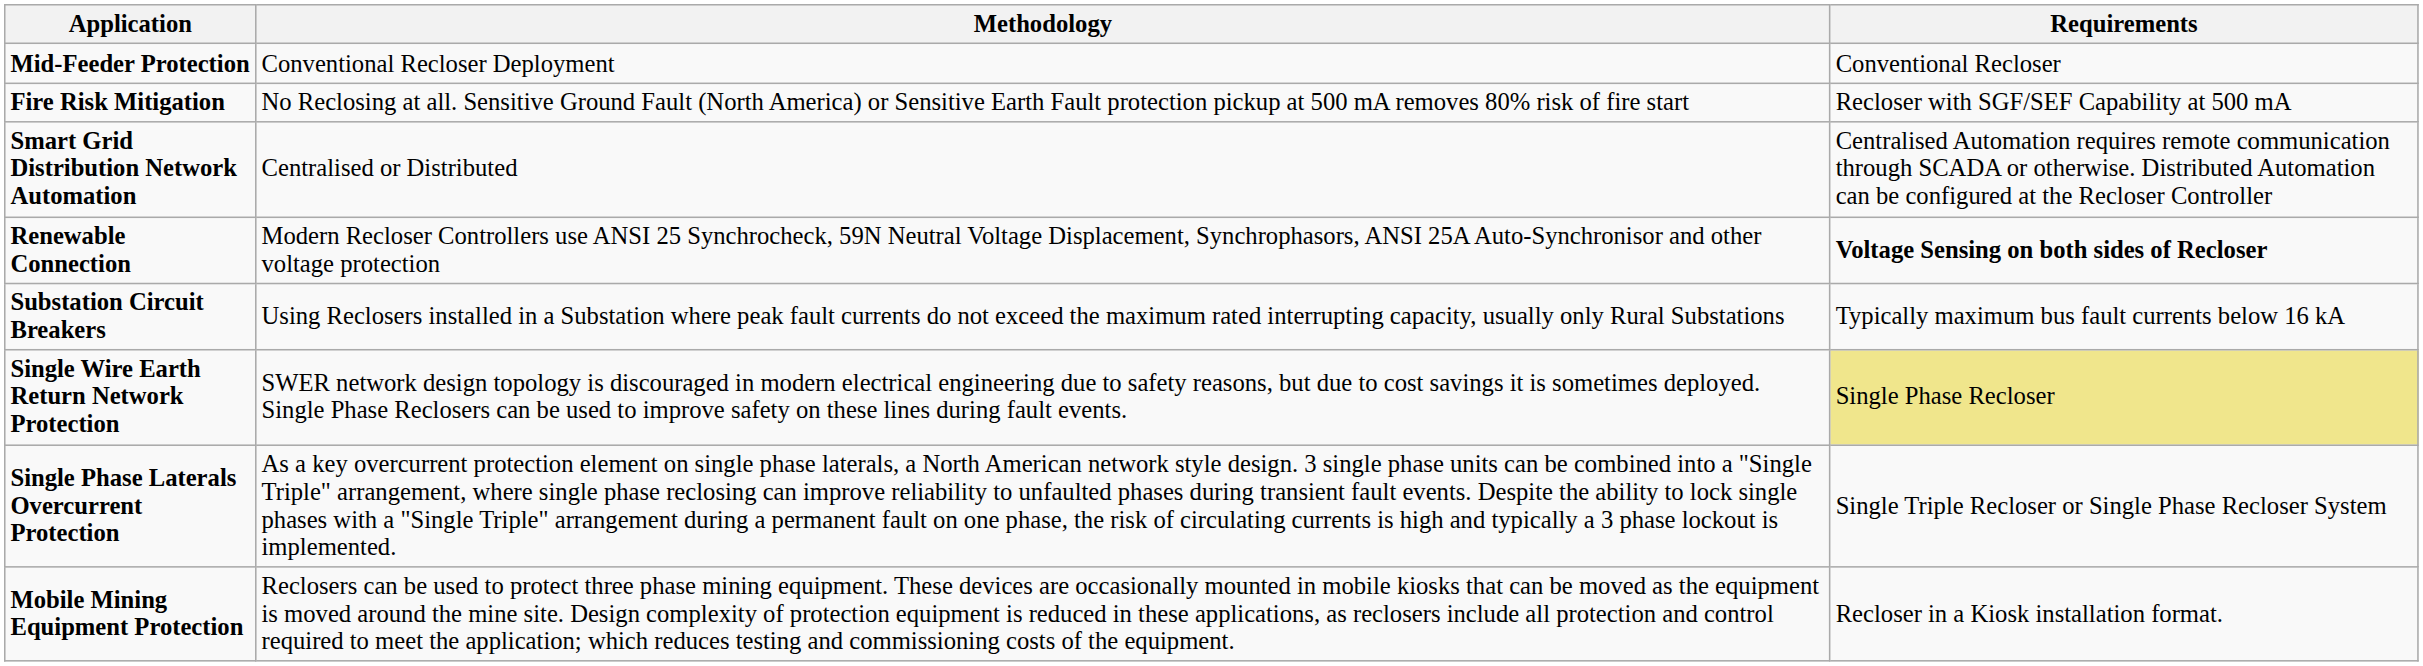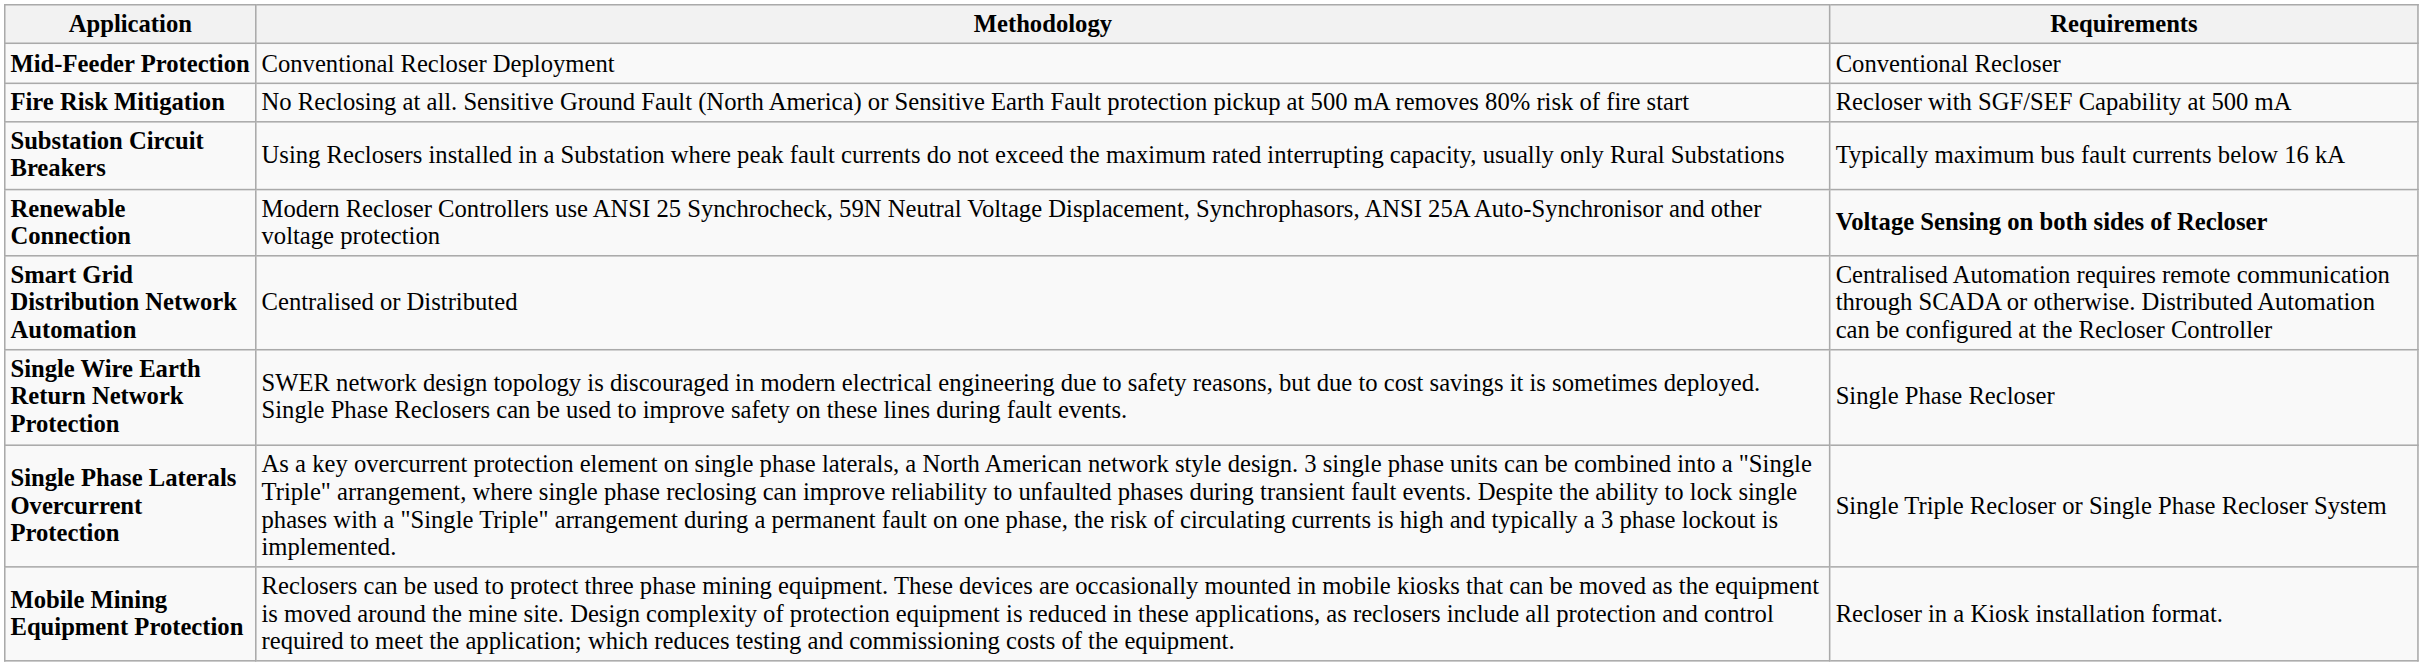rows swapped: (124, 168) <-> (107, 316)
(1945, 397) khaki background -> (1945, 397) no background
